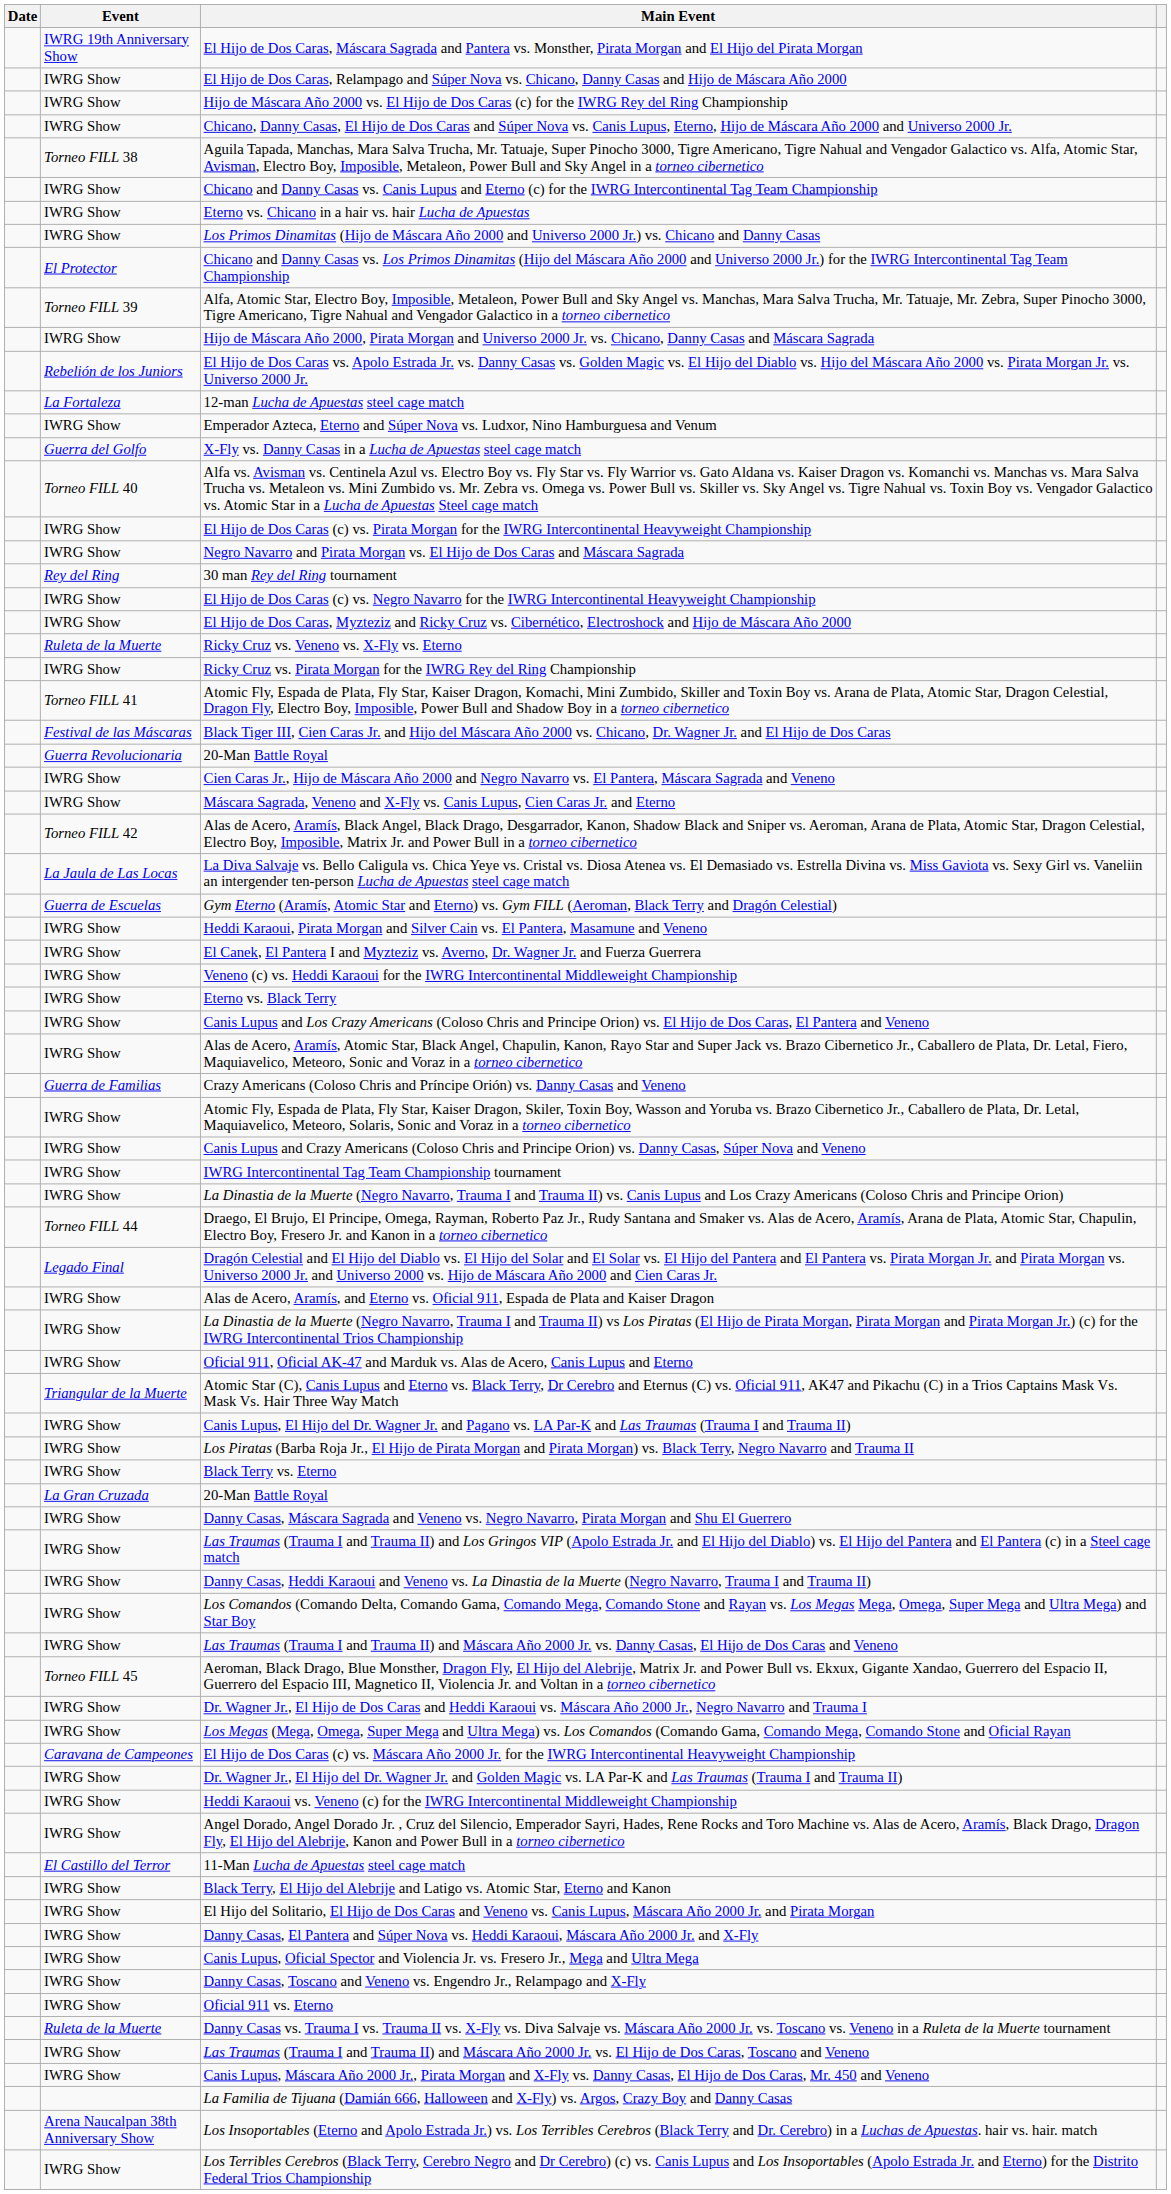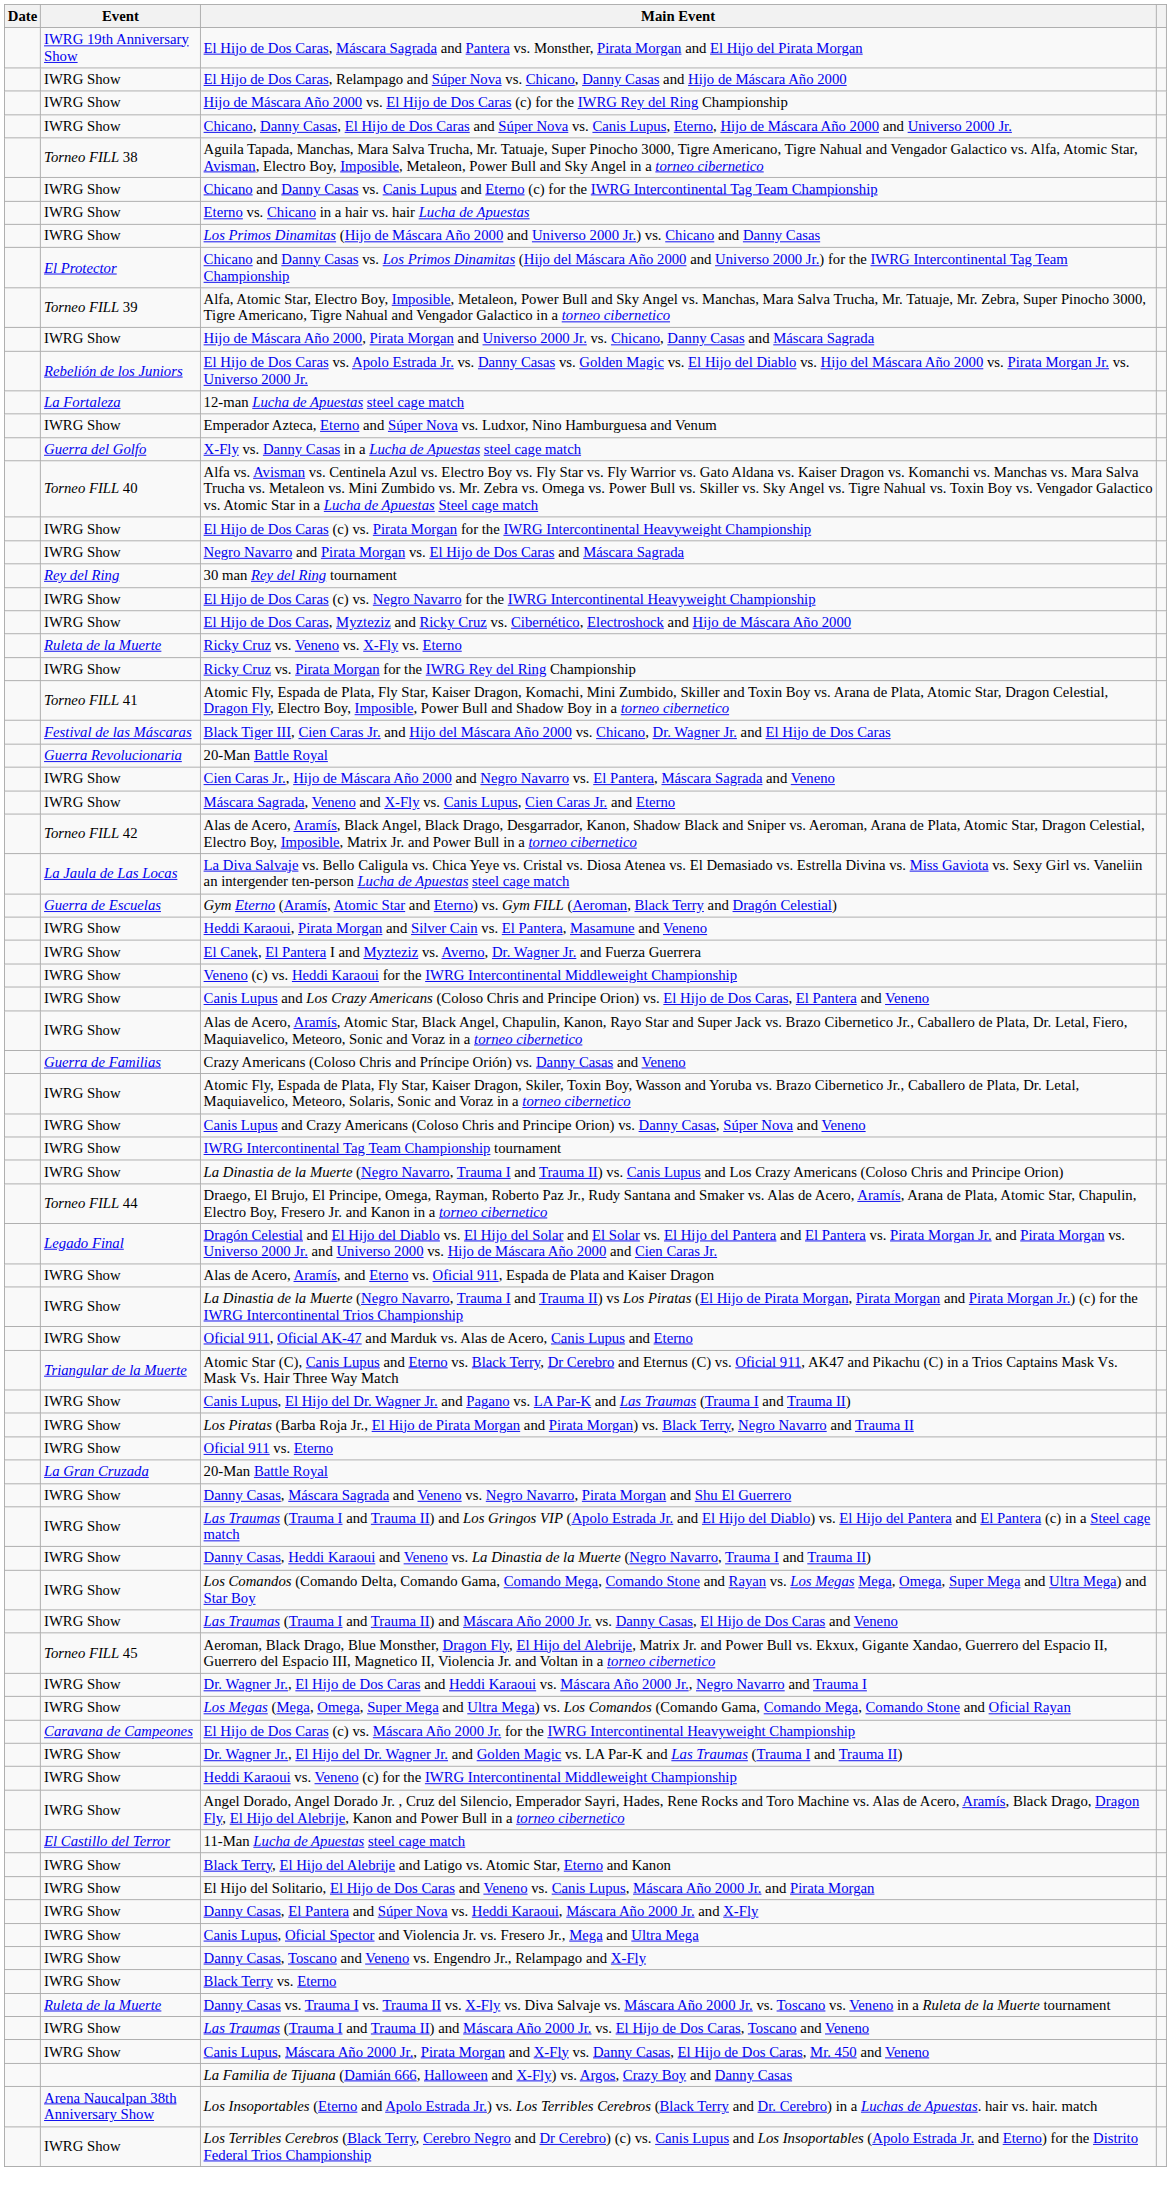- row: (82, 998)
rows swapped: (82, 2004) <-> (82, 1471)
